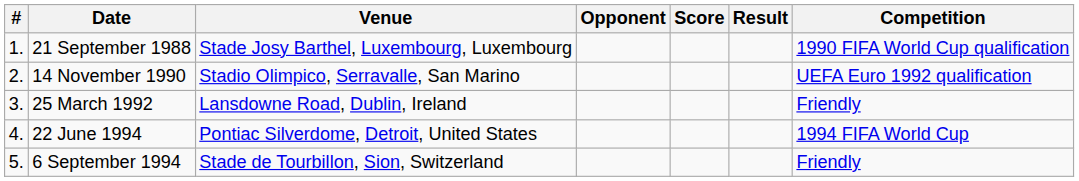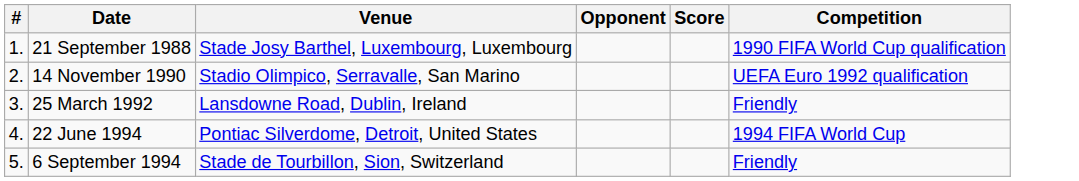- column: (760, 18)
